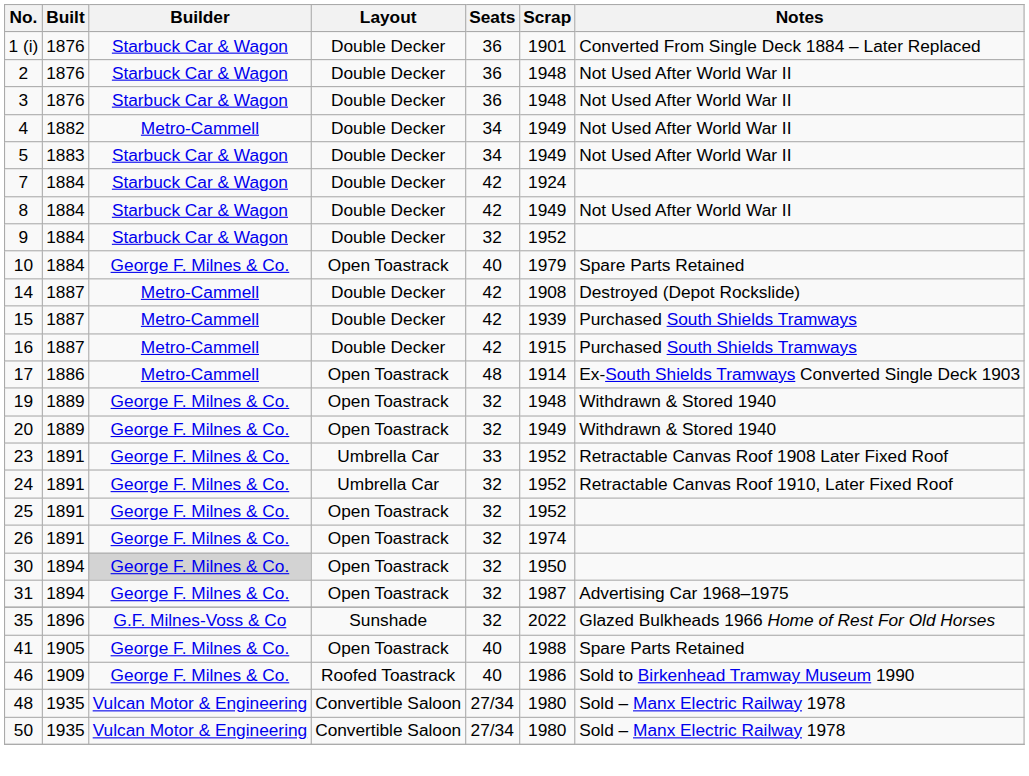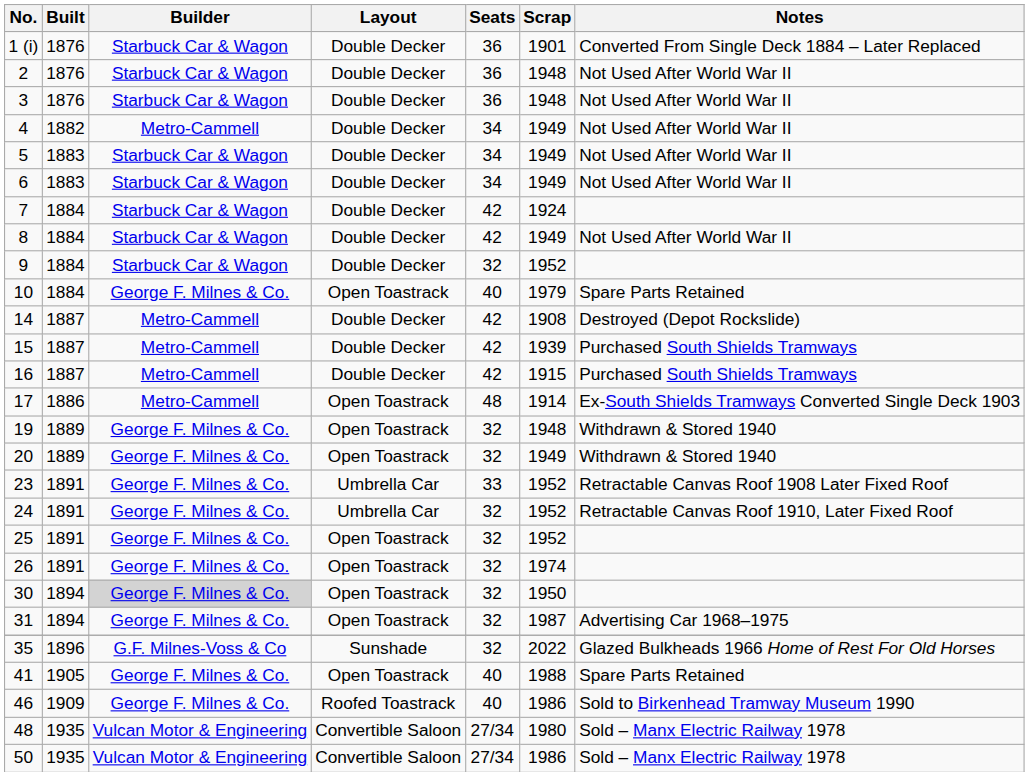+ row: (23, 182)
(547, 730) 1980 -> (547, 758) 1986
